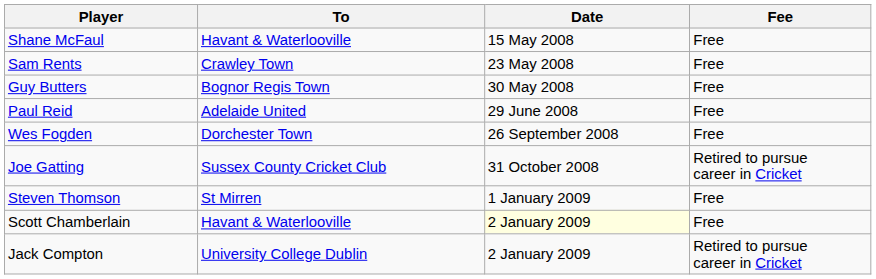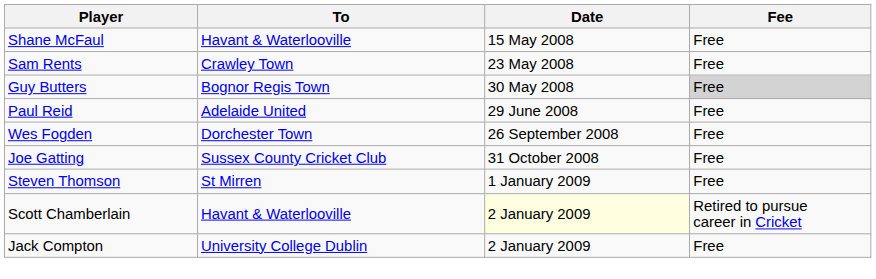(709, 87) no background -> (709, 87) lightgrey background
(750, 166) Retired to pursue career in Cricket -> (709, 158) Free
(709, 222) Free -> (750, 213) Retired to pursue career in Cricket
(750, 254) Retired to pursue career in Cricket -> (709, 245) Free
